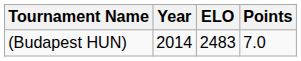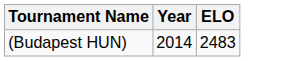- column: (268, 17)
